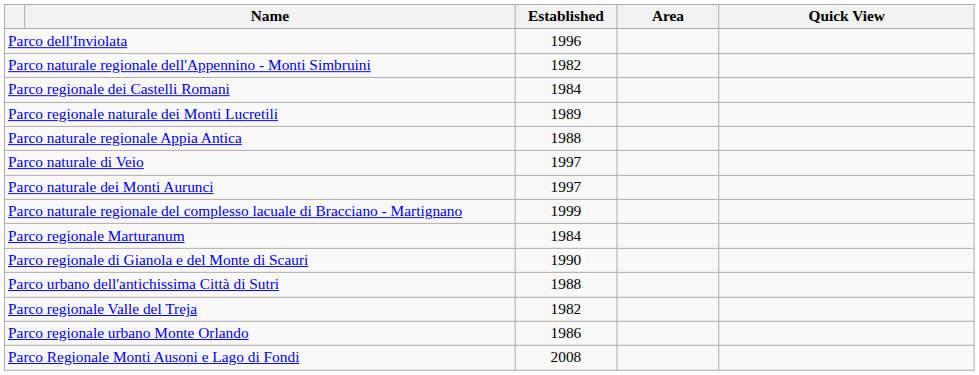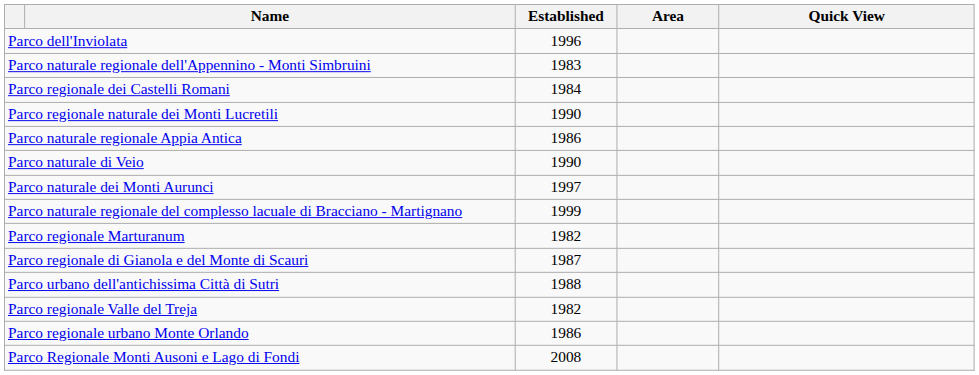(566, 65) 1982 -> (566, 65) 1983
(566, 114) 1989 -> (566, 114) 1990
(566, 138) 1988 -> (566, 138) 1986
(566, 162) 1997 -> (566, 162) 1990
(566, 235) 1984 -> (566, 235) 1982
(566, 260) 1990 -> (566, 260) 1987
